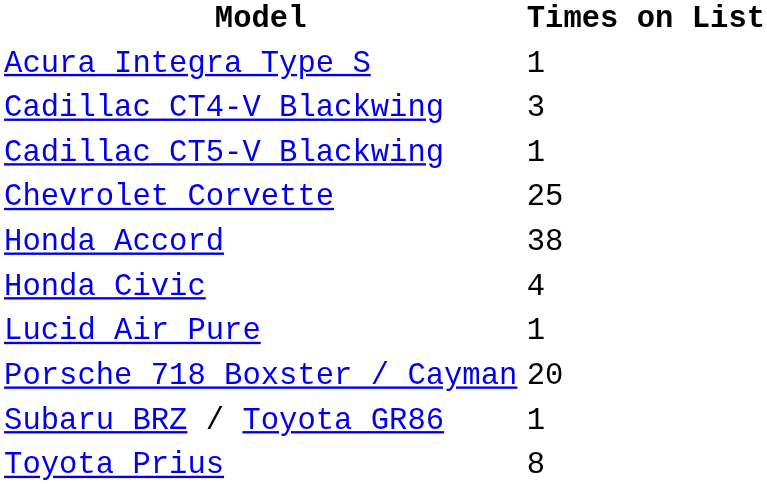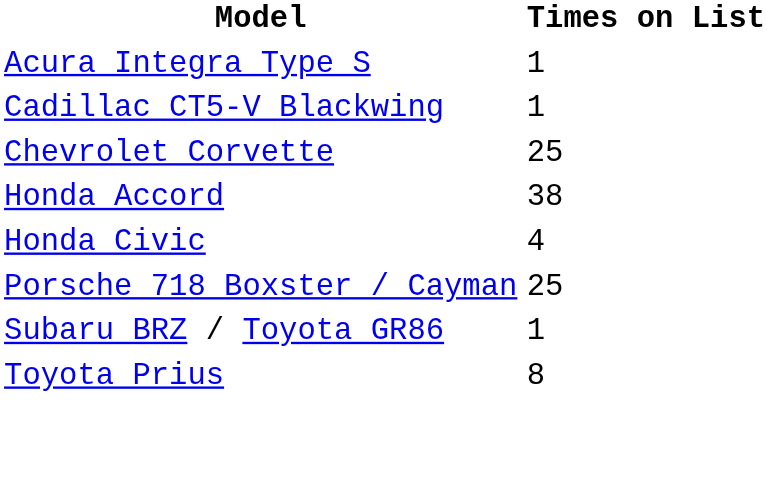- row: (224, 108)
- row: (132, 331)
(545, 376) 20 -> (545, 287) 25
